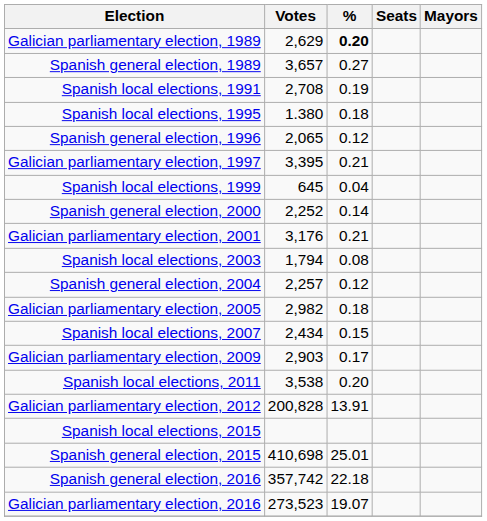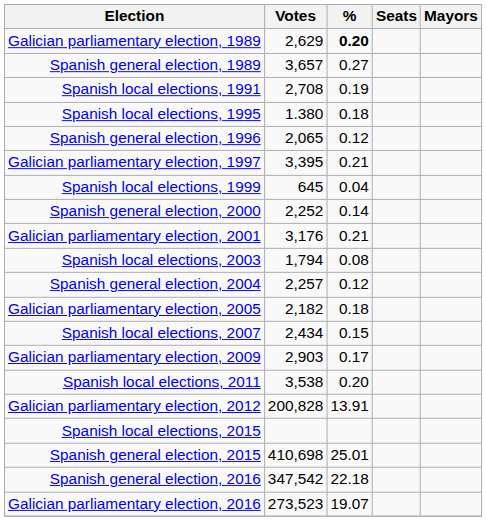(304, 308) 2,982 -> (304, 308) 2,182
(296, 479) 357,742 -> (296, 479) 347,542
